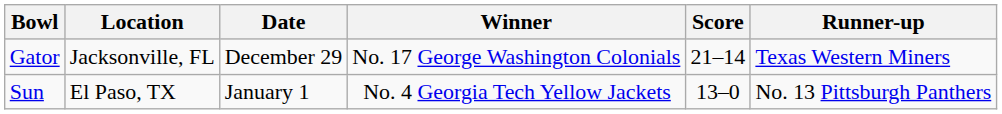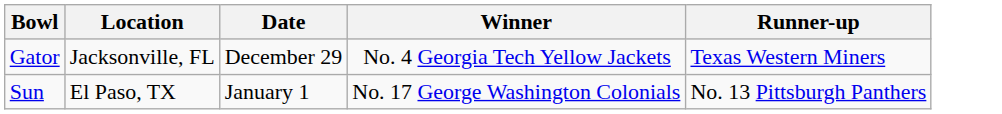- column: (718, 21)
(516, 56) No. 17 George Washington Colonials -> (512, 56) No. 4 Georgia Tech Yellow Jackets
(512, 91) No. 4 Georgia Tech Yellow Jackets -> (516, 91) No. 17 George Washington Colonials
